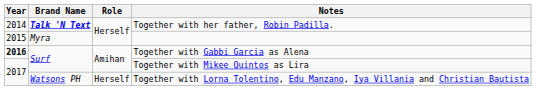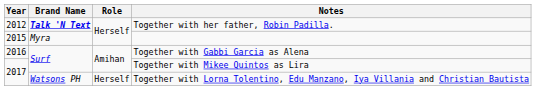(16, 25) 2014 -> (16, 25) 2012
(16, 52) bold -> (16, 52) normal
